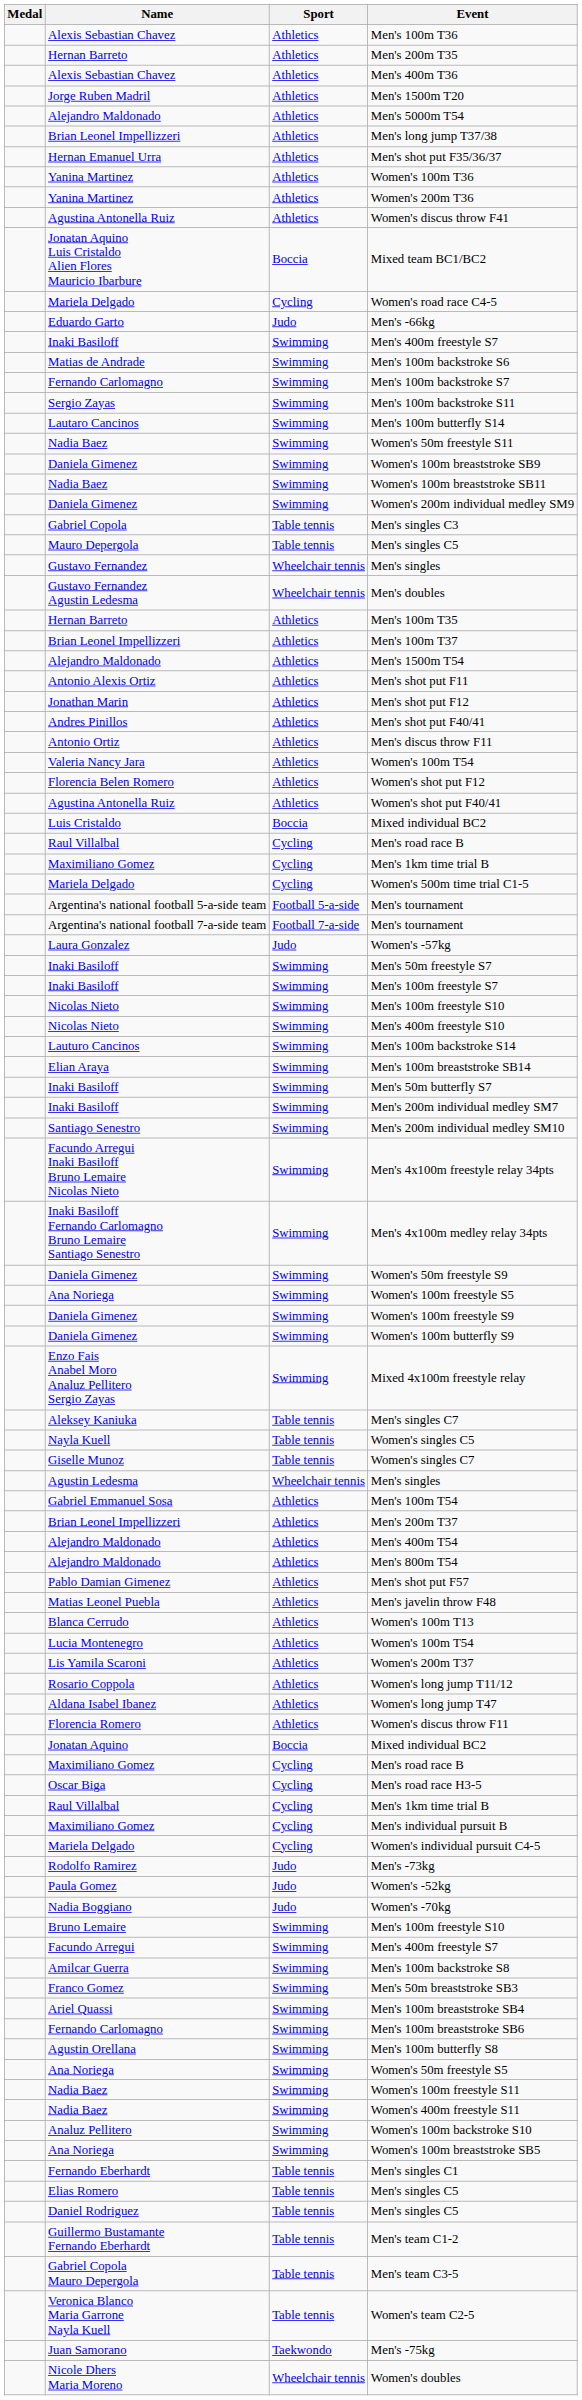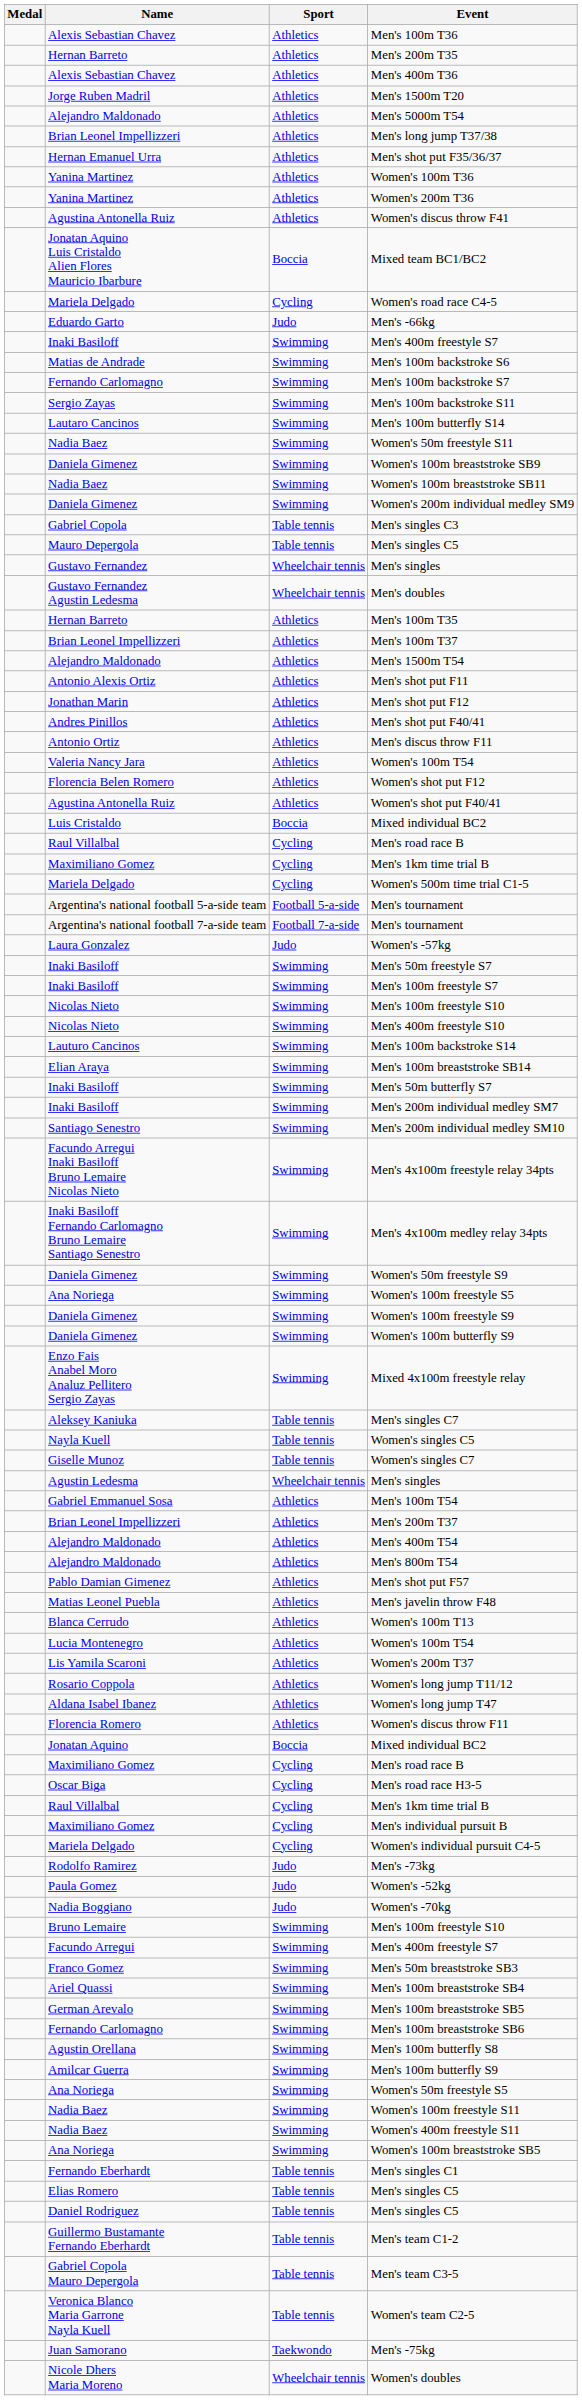- row: (88, 1967)
+ row: (91, 2008)
+ row: (88, 2069)
- row: (90, 2130)
